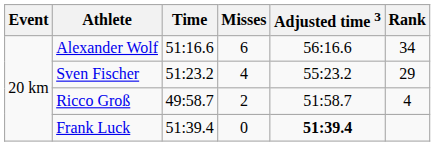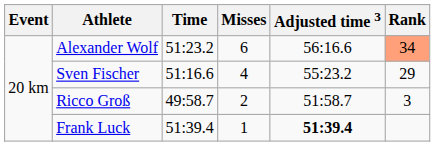(190, 48) 51:16.6 -> (190, 48) 51:23.2
(407, 48) no background -> (407, 48) lightsalmon background
(190, 75) 51:23.2 -> (190, 75) 51:16.6
(407, 101) 4 -> (407, 101) 3
(244, 127) 0 -> (244, 127) 1
